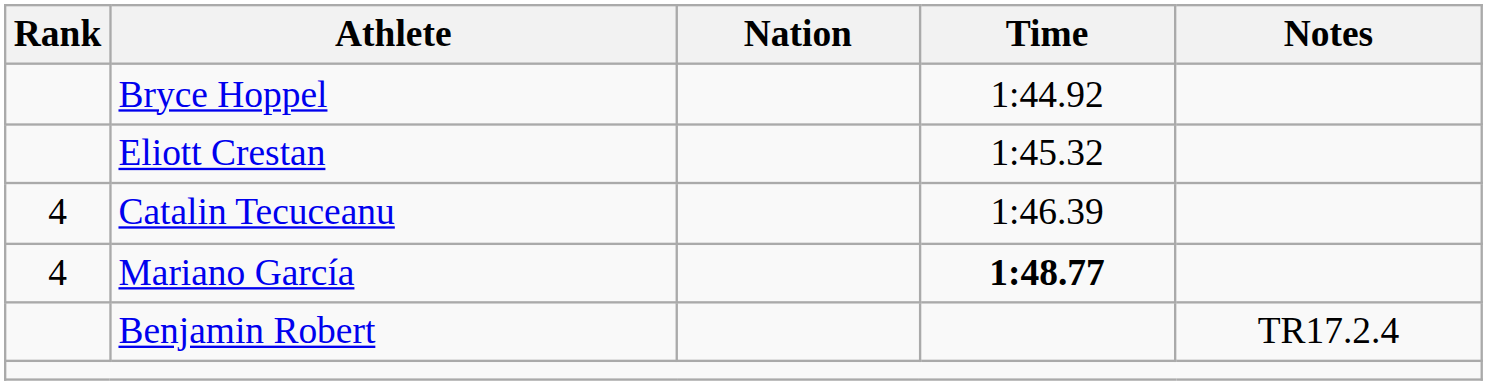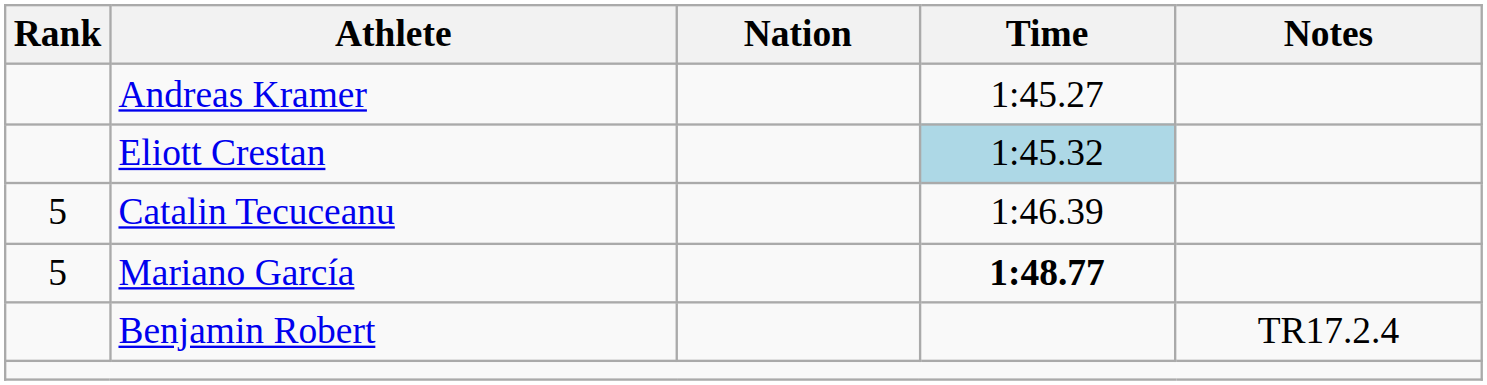- row: (223, 93)
+ row: (243, 93)
(1047, 152) no background -> (1047, 152) lightblue background
(57, 212) 4 -> (57, 212) 5
(57, 271) 4 -> (57, 271) 5
